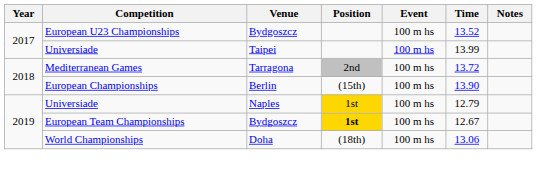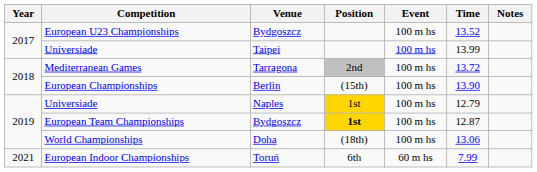(467, 122) 12.67 -> (468, 122) 12.87
+ row: (117, 158)
